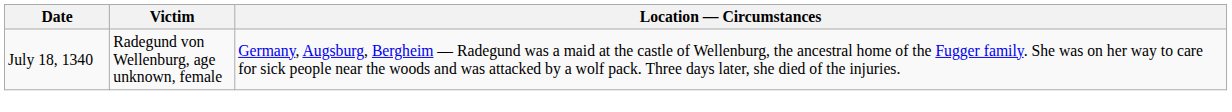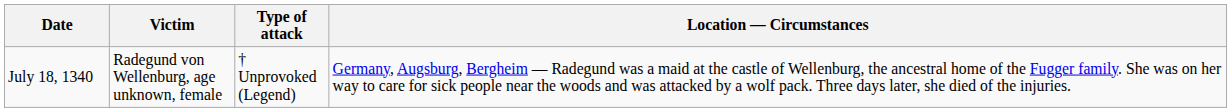+ column: (282, 25)
